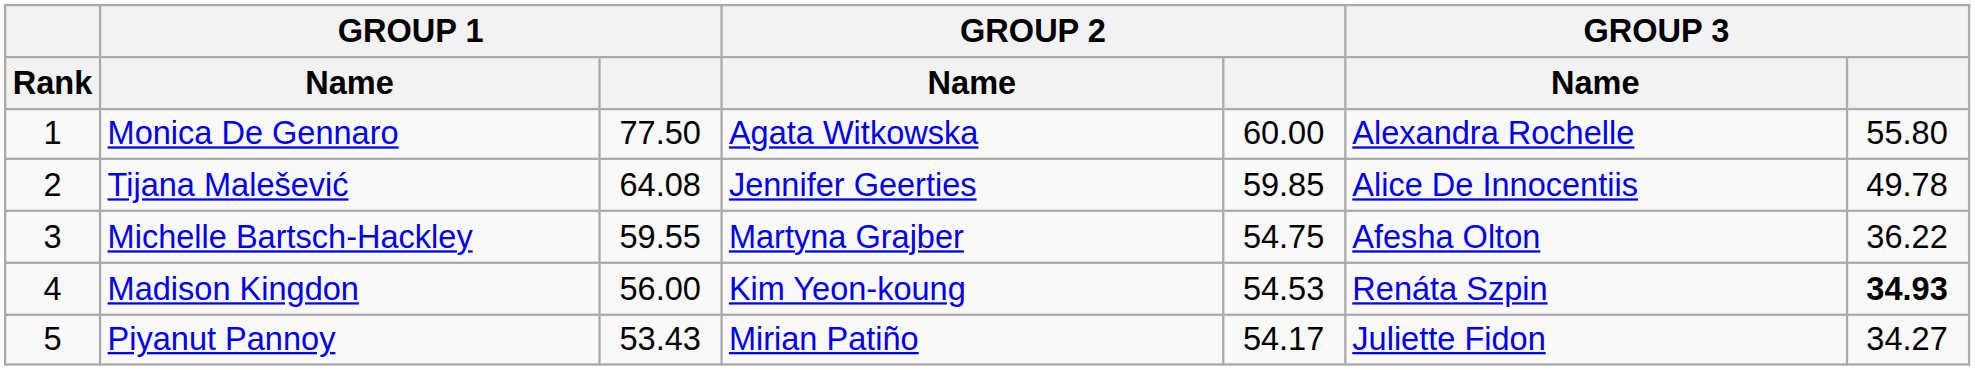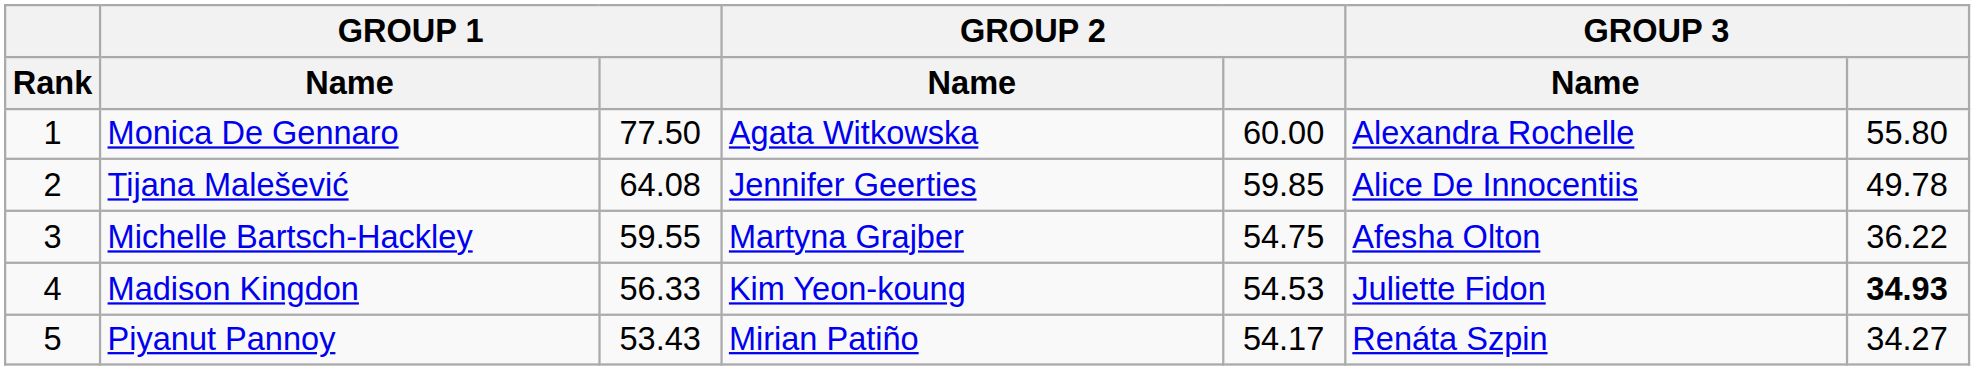(660, 288) 56.00 -> (660, 288) 56.33
(1450, 288) Renáta Szpin -> (1449, 288) Juliette Fidon
(1449, 340) Juliette Fidon -> (1450, 340) Renáta Szpin
